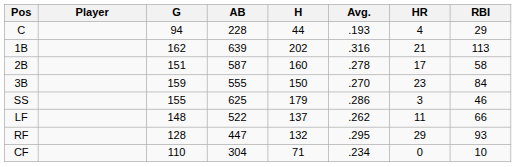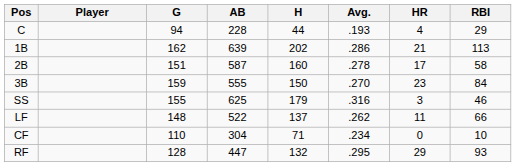(359, 48) .316 -> (359, 48) .286
(359, 100) .286 -> (359, 100) .316
rows swapped: (21, 153) <-> (21, 135)
